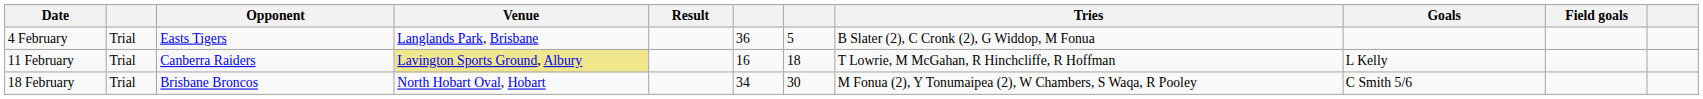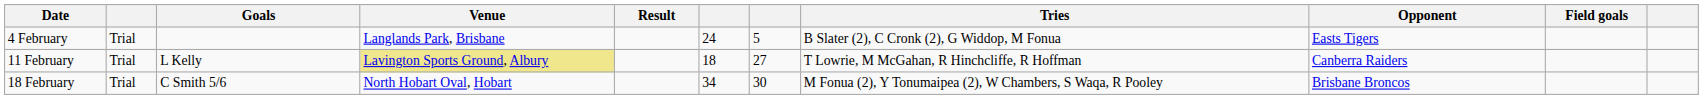columns swapped: (276, 15) <-> (1444, 15)
(743, 38) 36 -> (709, 38) 24
(743, 60) 16 -> (709, 60) 18
(794, 60) 18 -> (760, 60) 27
